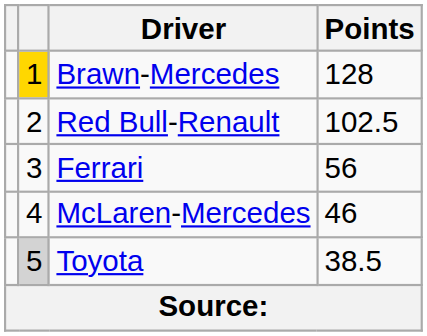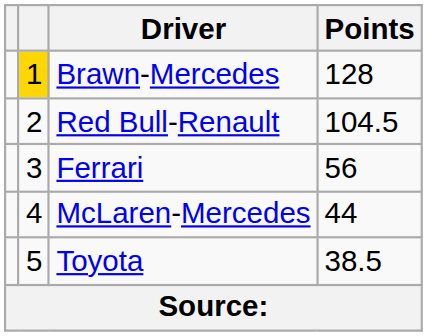(361, 121) 102.5 -> (361, 121) 104.5
(341, 214) 46 -> (341, 214) 44
(34, 261) lightgrey background -> (34, 261) no background
